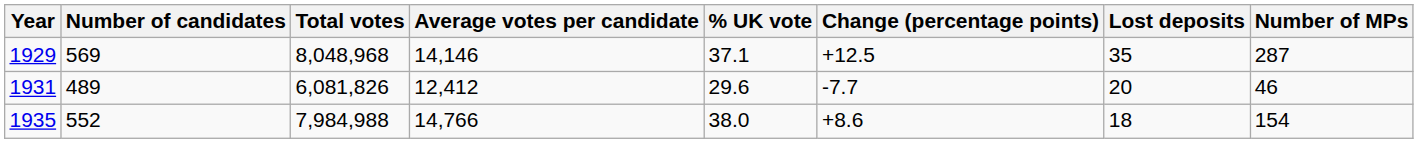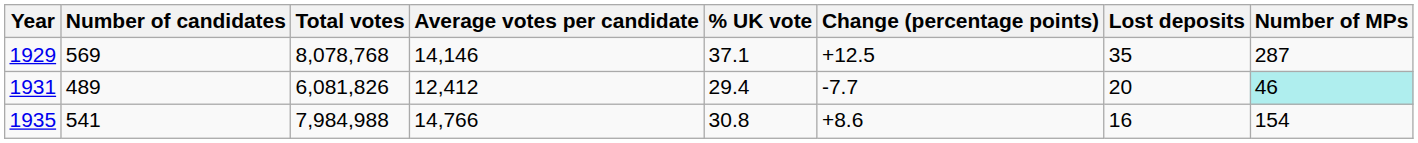(342, 54) 8,048,968 -> (342, 54) 8,078,768
(729, 87) 29.6 -> (729, 87) 29.4
(1266, 87) no background -> (1266, 87) paleturquoise background
(83, 120) 552 -> (83, 120) 541
(729, 120) 38.0 -> (729, 120) 30.8
(1120, 120) 18 -> (1120, 120) 16
